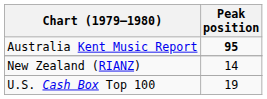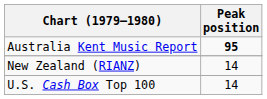(231, 85) 19 -> (231, 85) 14
